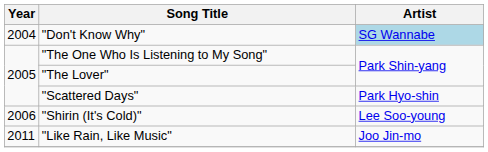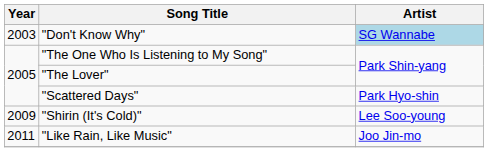(22, 34) 2004 -> (22, 34) 2003
(22, 116) 2006 -> (22, 116) 2009
